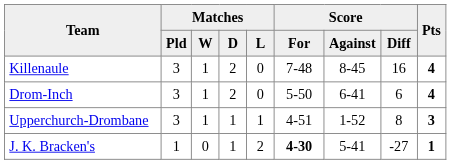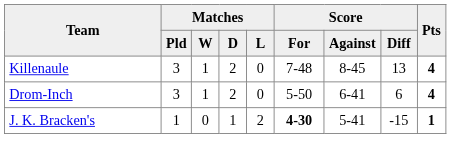(399, 69) 16 -> (399, 69) 13
- row: (79, 120)
(399, 146) -27 -> (399, 120) -15
